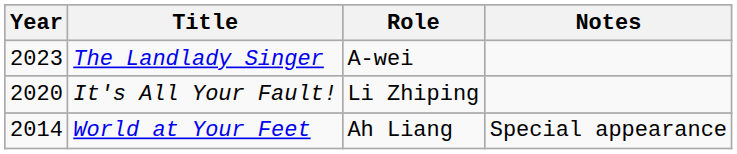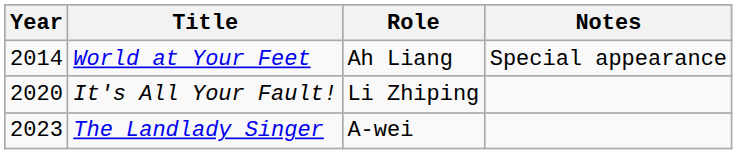rows swapped: (192, 130) <-> (199, 59)
